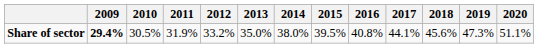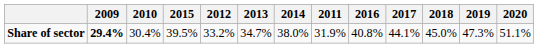columns swapped: (182, 14) <-> (330, 14)
(145, 33) 30.5% -> (145, 33) 30.4%
(256, 33) 35.0% -> (256, 33) 34.7%
(441, 33) 45.6% -> (441, 33) 45.0%
